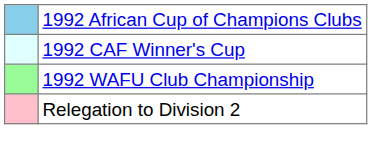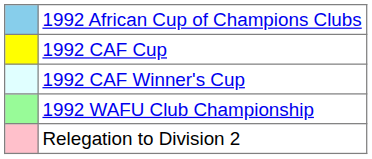+ row: (105, 49)
